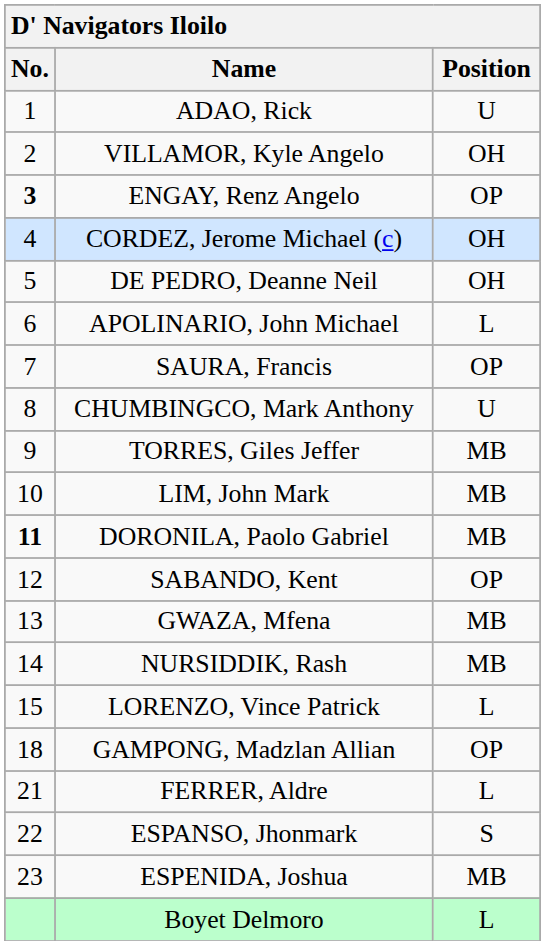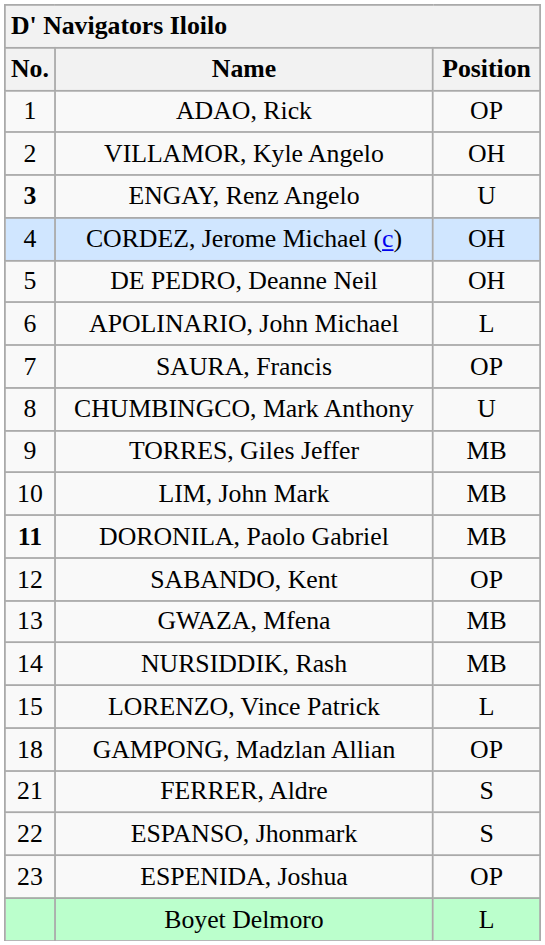(487, 111) U -> (487, 111) OP
(487, 196) OP -> (487, 196) U
(487, 791) L -> (487, 791) S
(487, 876) MB -> (487, 876) OP
